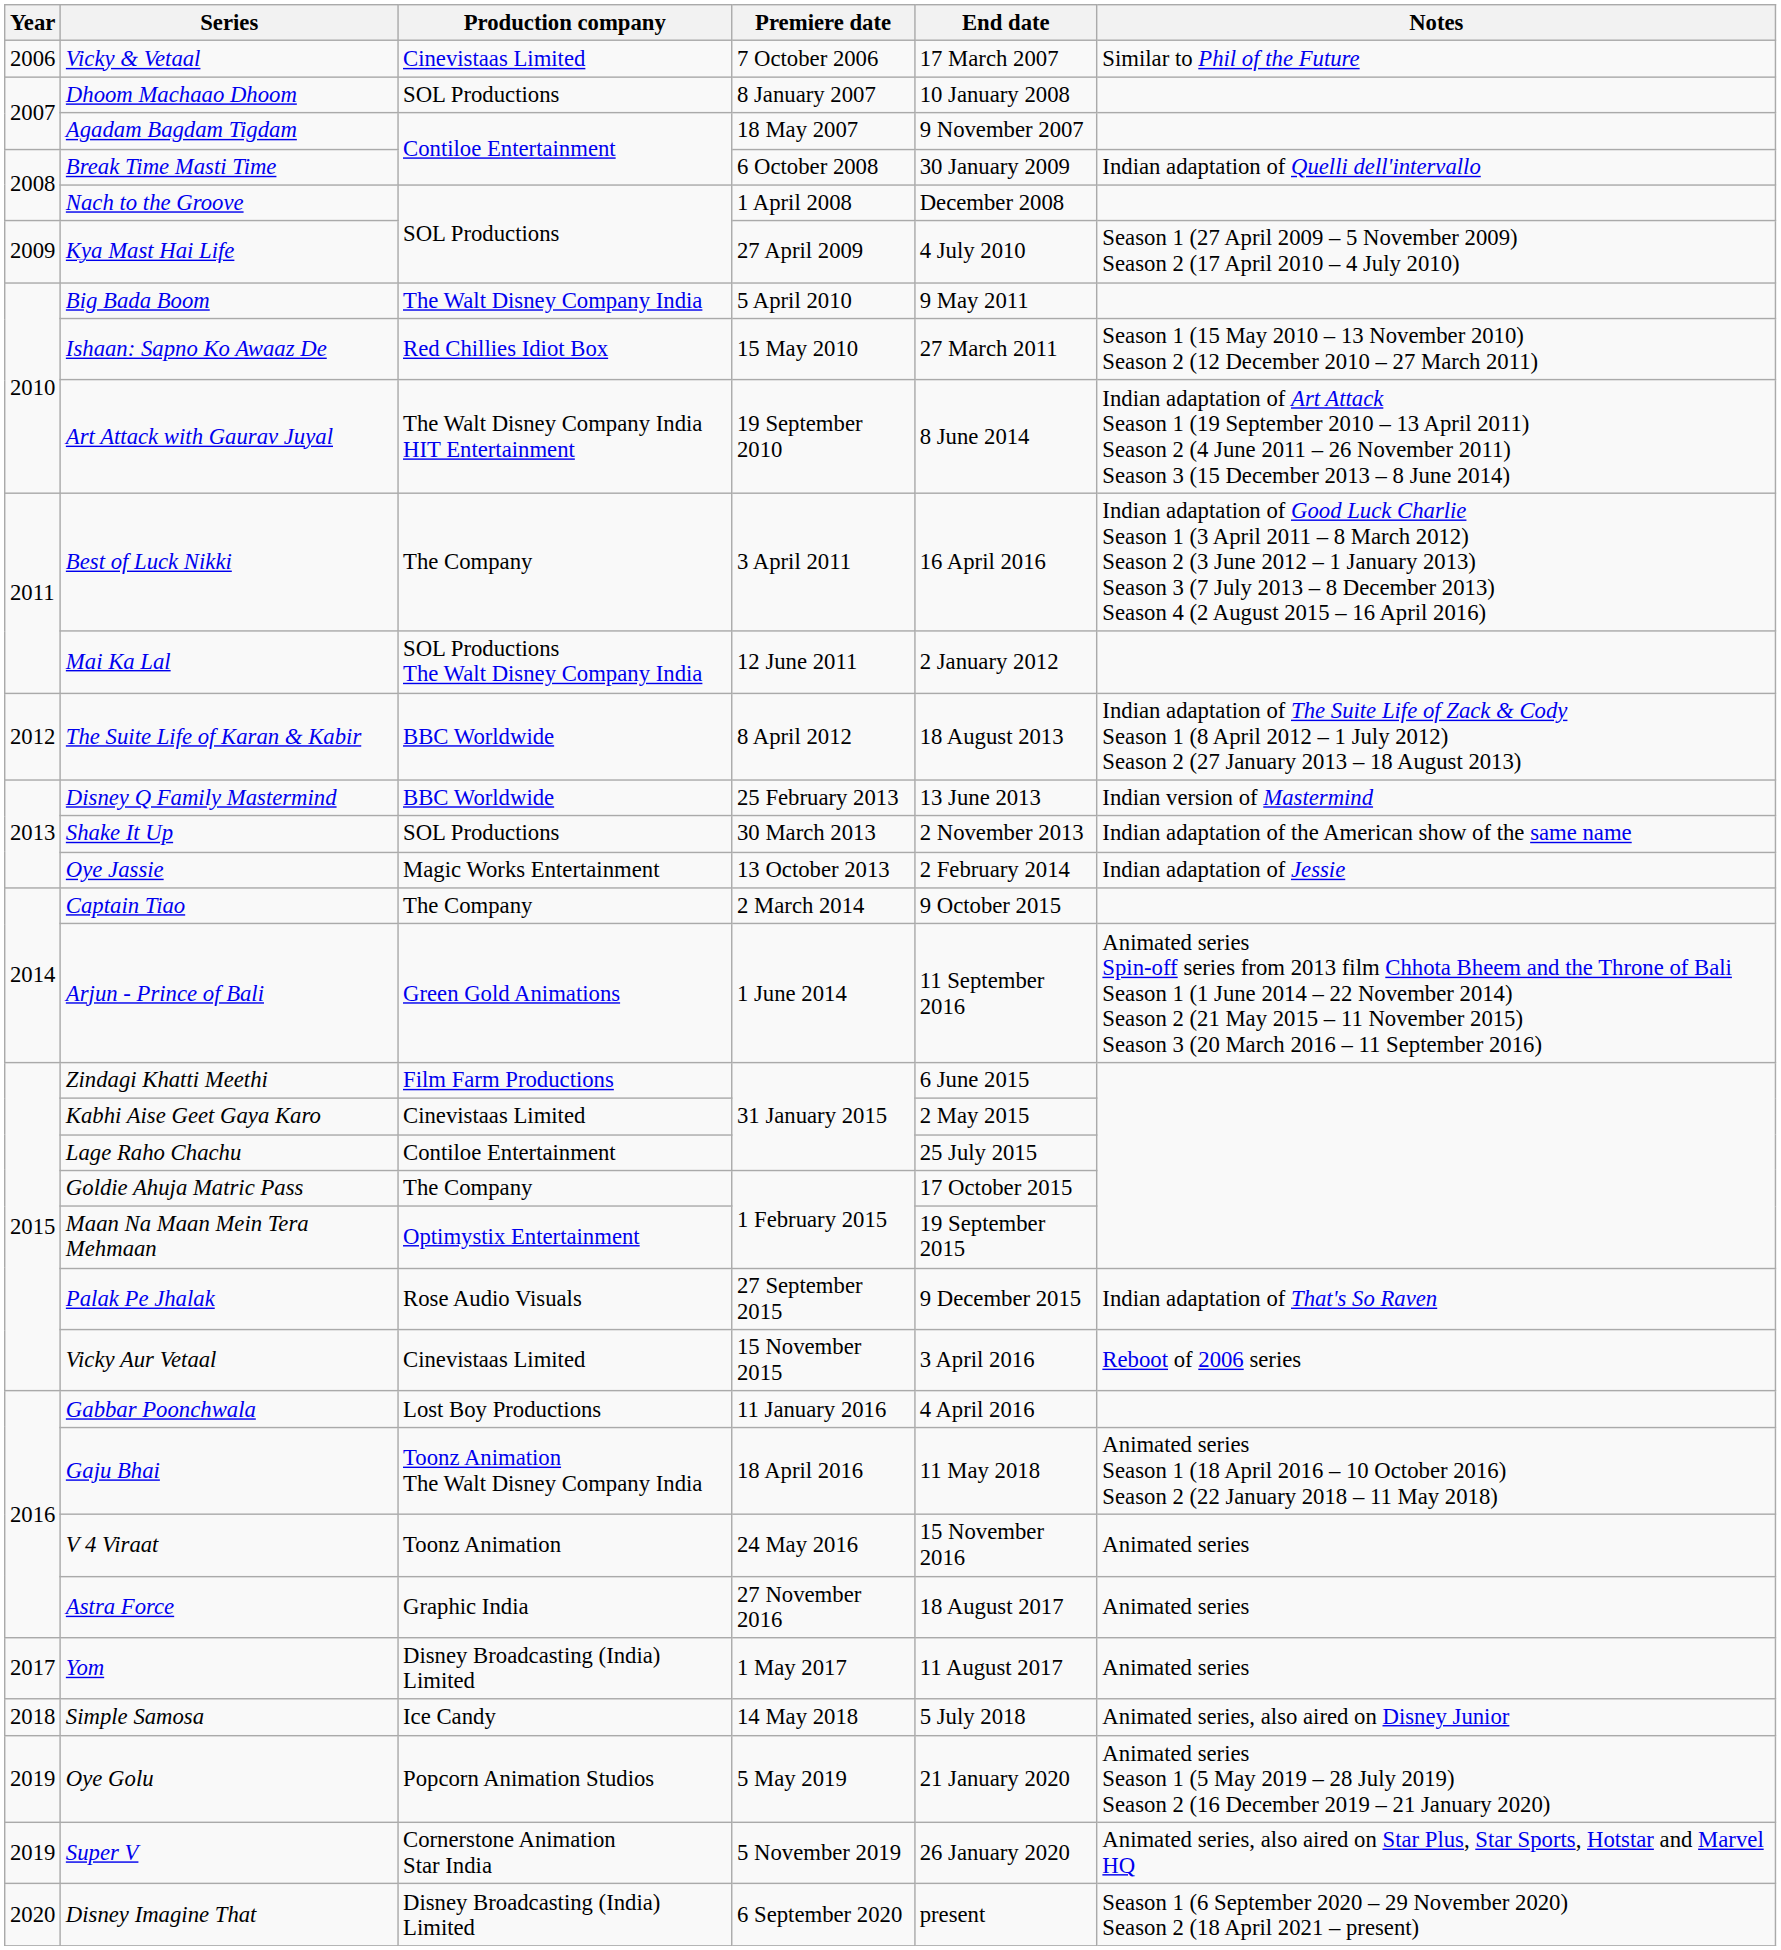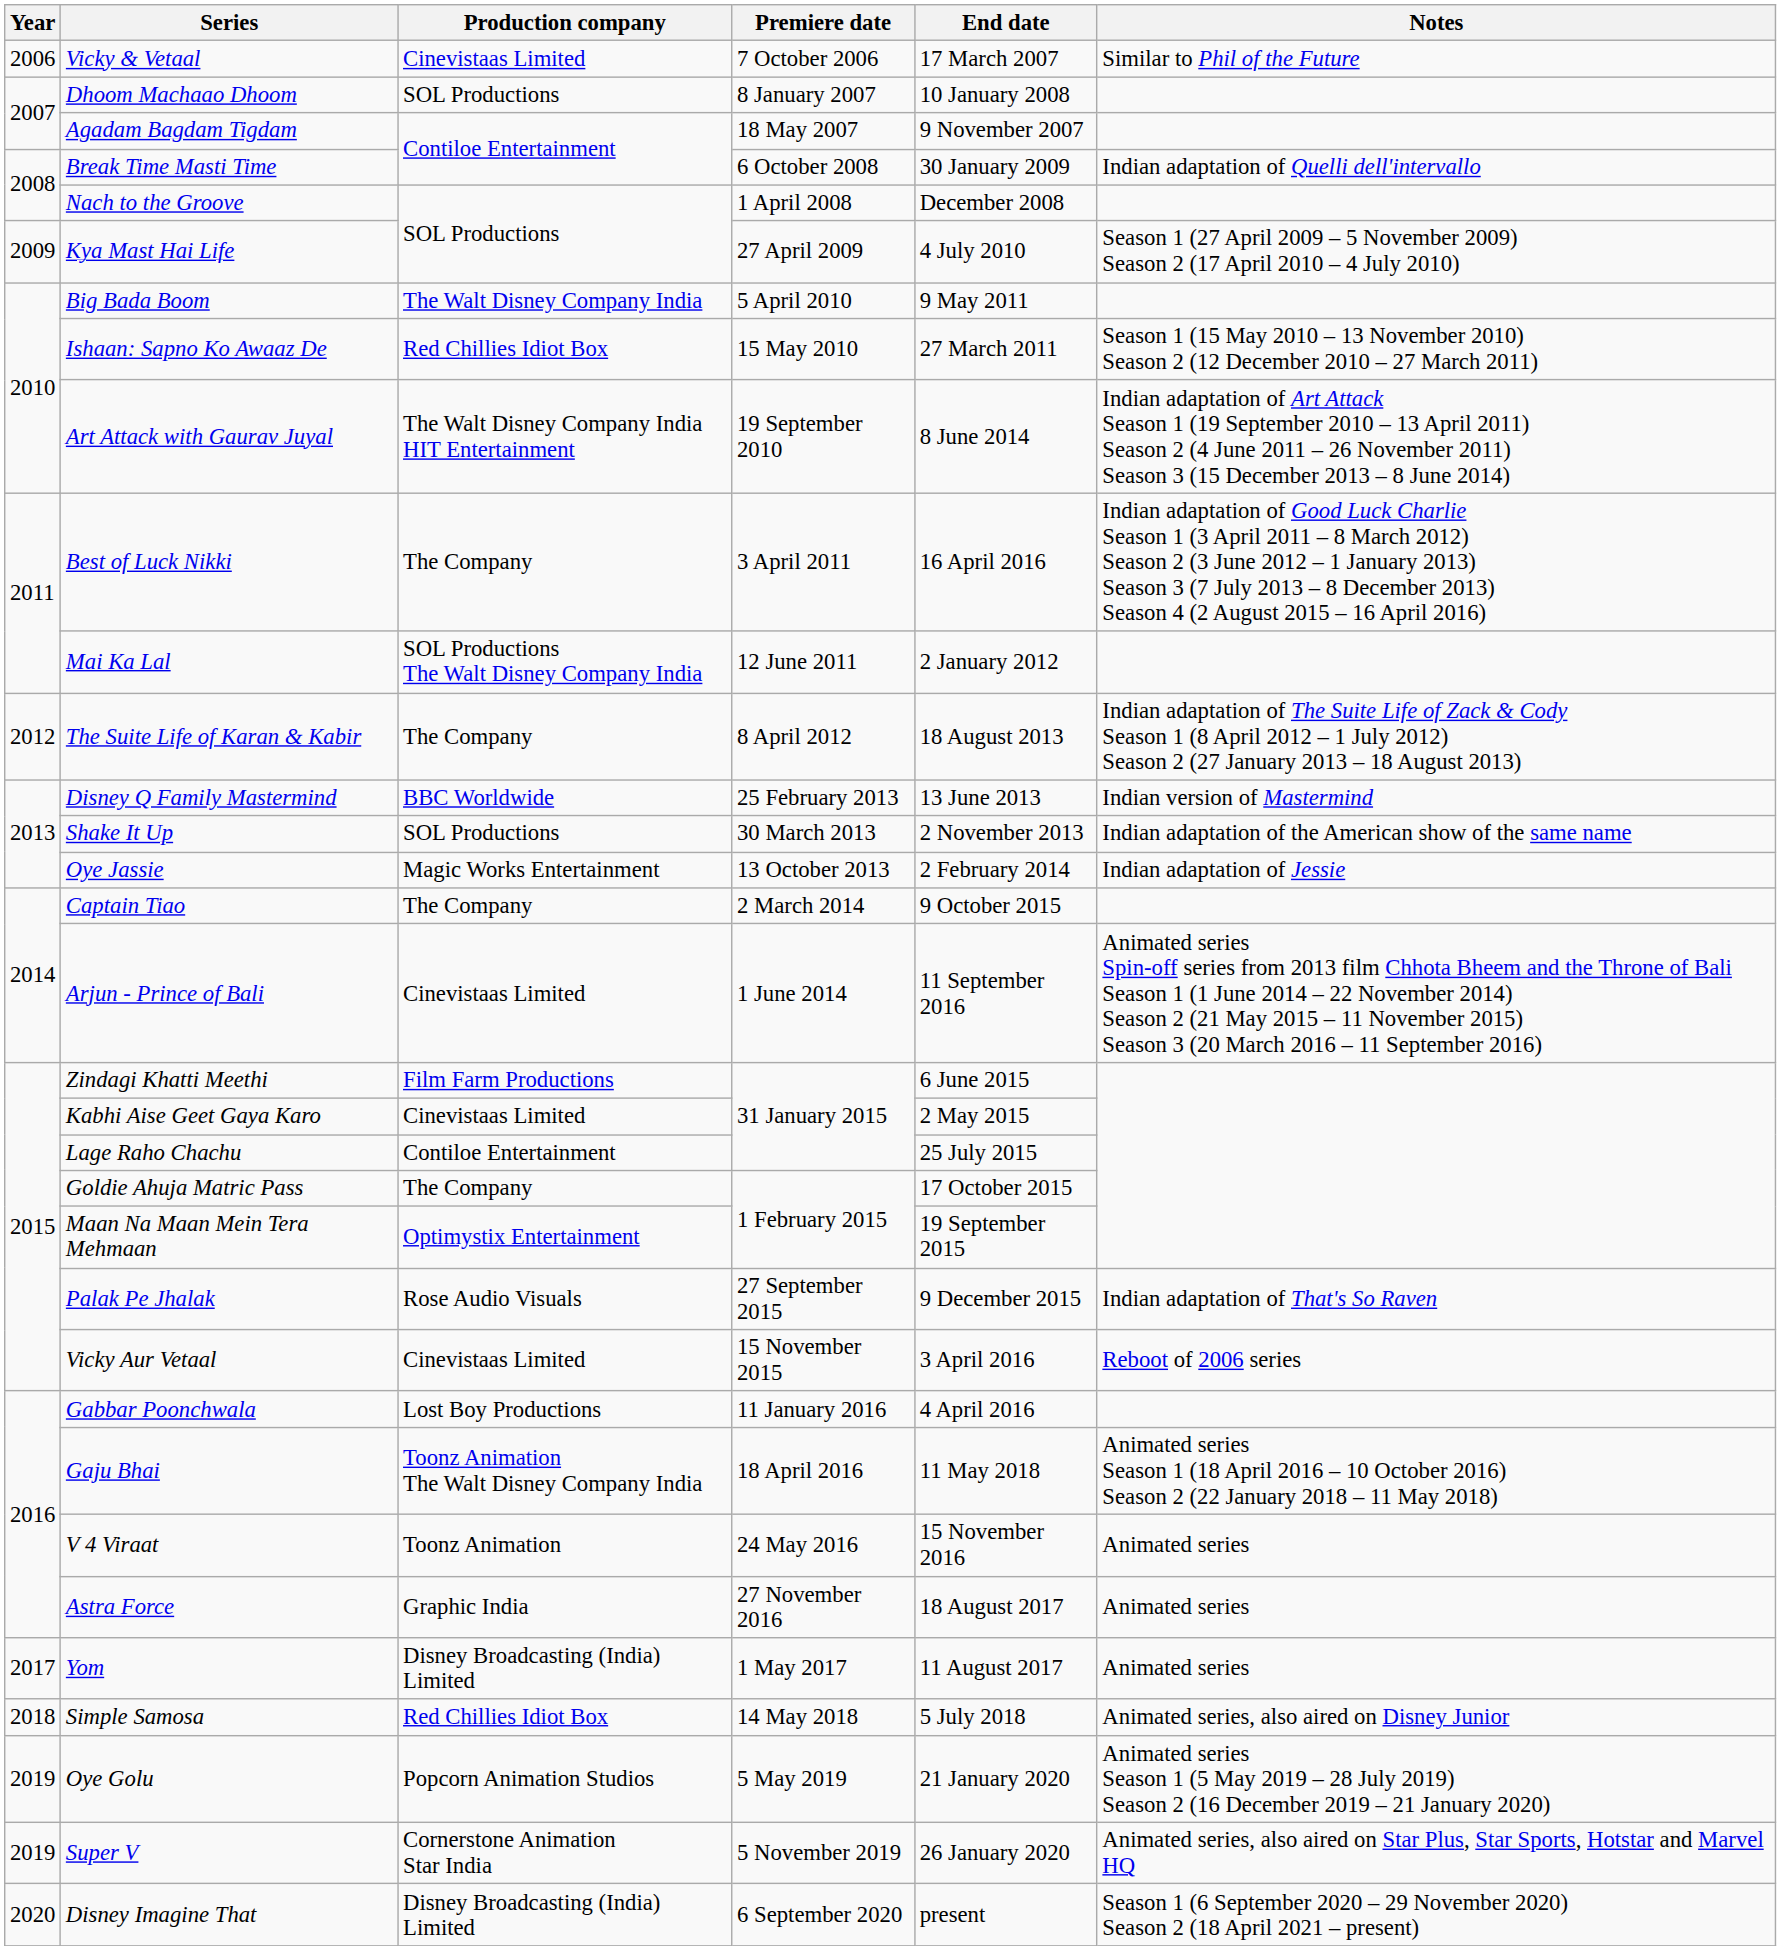(479, 736) BBC Worldwide -> (468, 736) The Company
(512, 992) Green Gold Animations -> (494, 992) Cinevistaas Limited
(449, 1716) Ice Candy -> (506, 1716) Red Chillies Idiot Box
